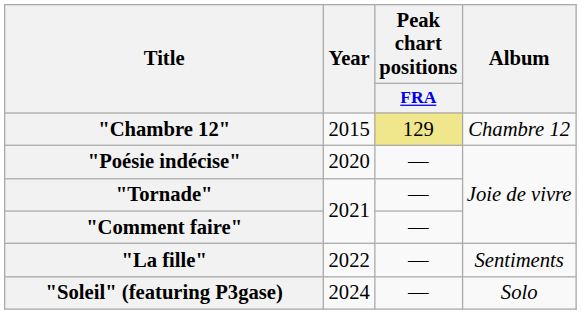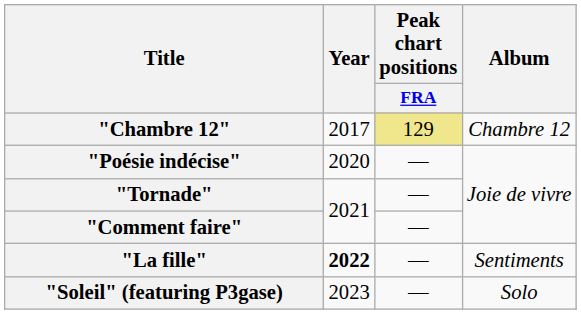(349, 128) 2015 -> (349, 128) 2017
(349, 259) normal -> (349, 259) bold
(349, 292) 2024 -> (349, 292) 2023
